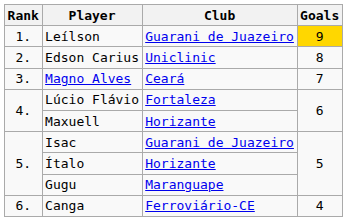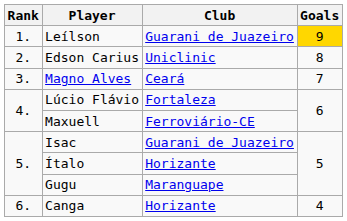(180, 121) Horizante -> (200, 121) Ferroviário-CE
(200, 206) Ferroviário-CE -> (180, 206) Horizante
